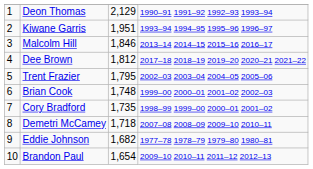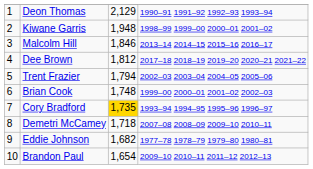(123, 28) 1,951 -> (123, 28) 1,948
(206, 28) 1993–94 1994–95 1995–96 1996–97 -> (206, 28) 1998–99 1999–00 2000–01 2001–02
(123, 76) 1,795 -> (123, 76) 1,794
(123, 108) no background -> (123, 108) gold background
(206, 108) 1998–99 1999–00 2000–01 2001–02 -> (206, 108) 1993–94 1994–95 1995–96 1996–97
